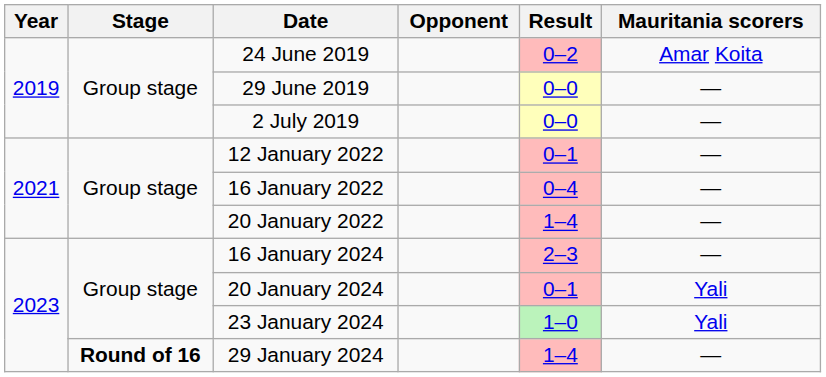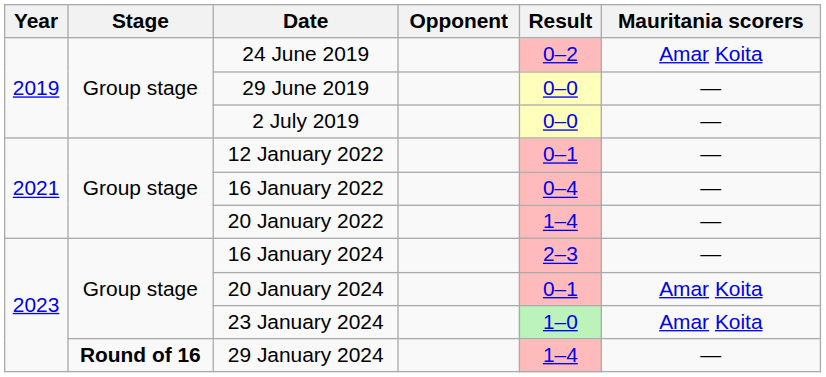(711, 288) Yali -> (711, 288) Amar Koita
(711, 321) Yali -> (711, 321) Amar Koita
